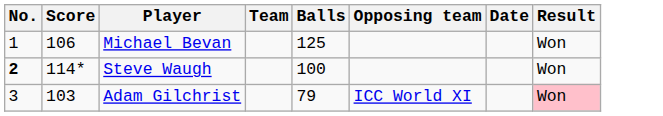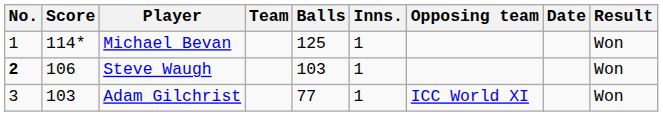+ column: (378, 18)
(61, 45) 106 -> (66, 45) 114*
(66, 71) 114* -> (61, 71) 106
(311, 71) 100 -> (311, 71) 103
(306, 98) 79 -> (306, 98) 77
(552, 98) pink background -> (609, 98) no background
